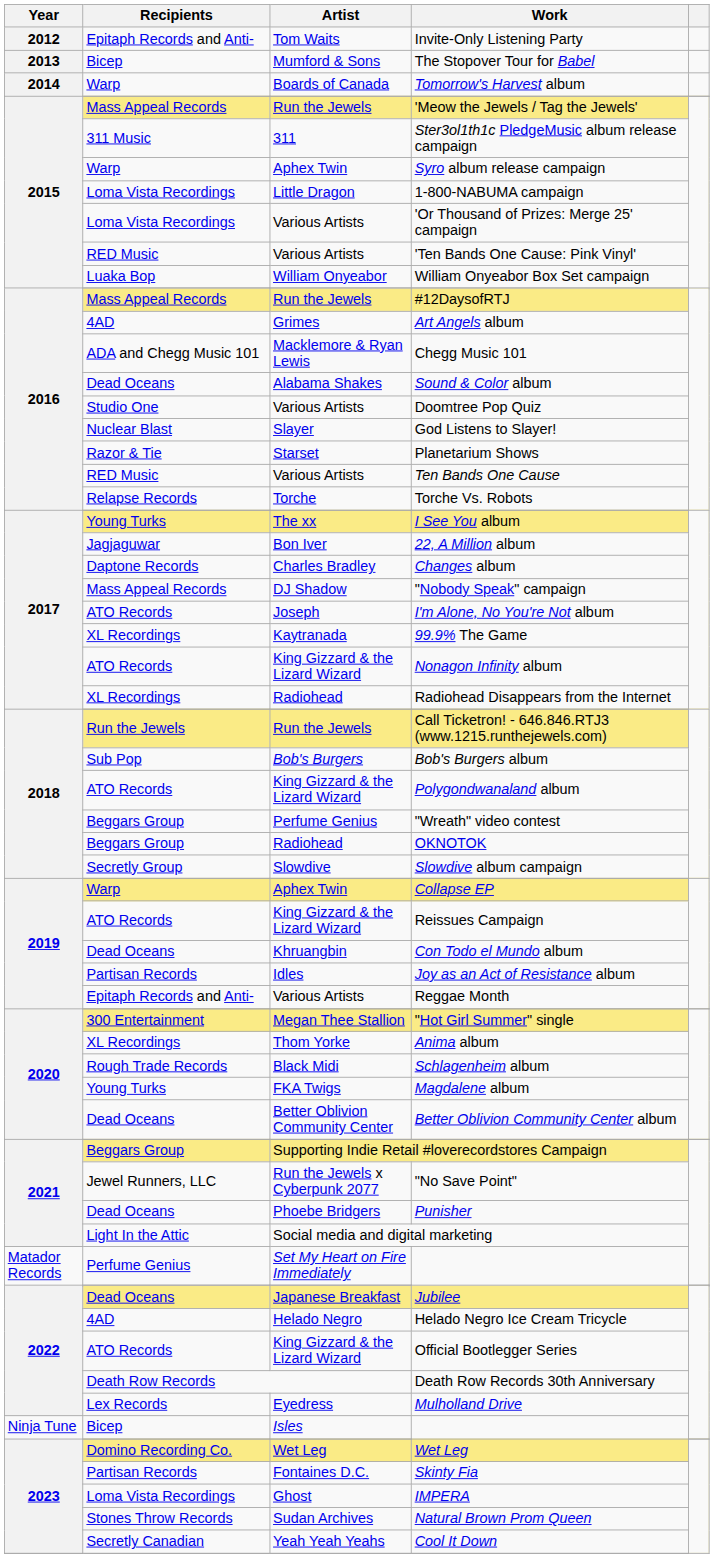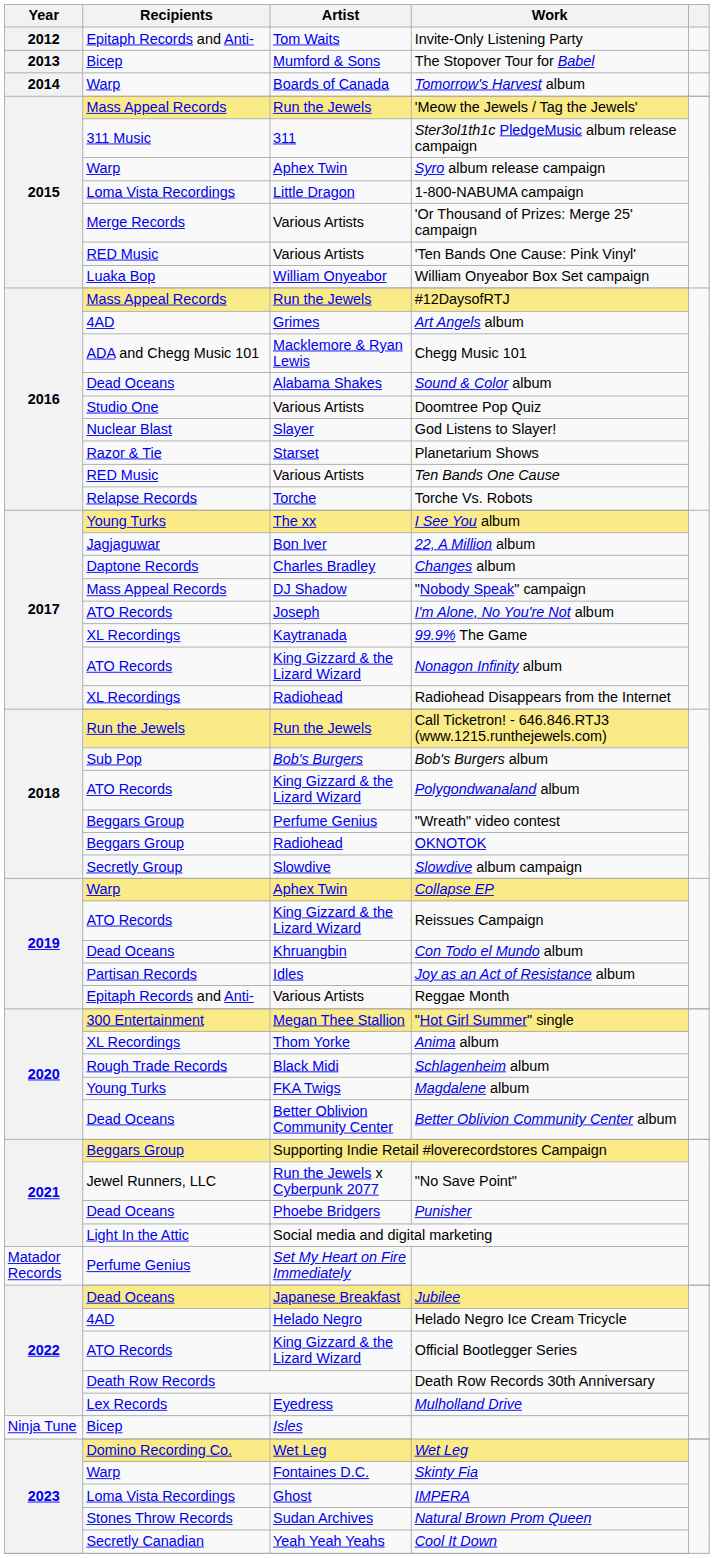(161, 222) Loma Vista Recordings -> (136, 222) Merge Records
(142, 1473) Partisan Records -> (103, 1473) Warp
